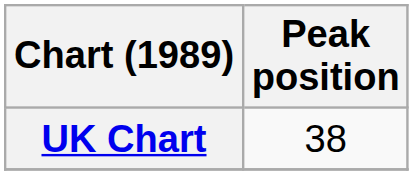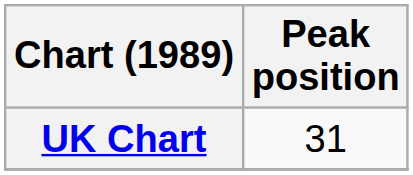(326, 137) 38 -> (326, 137) 31
